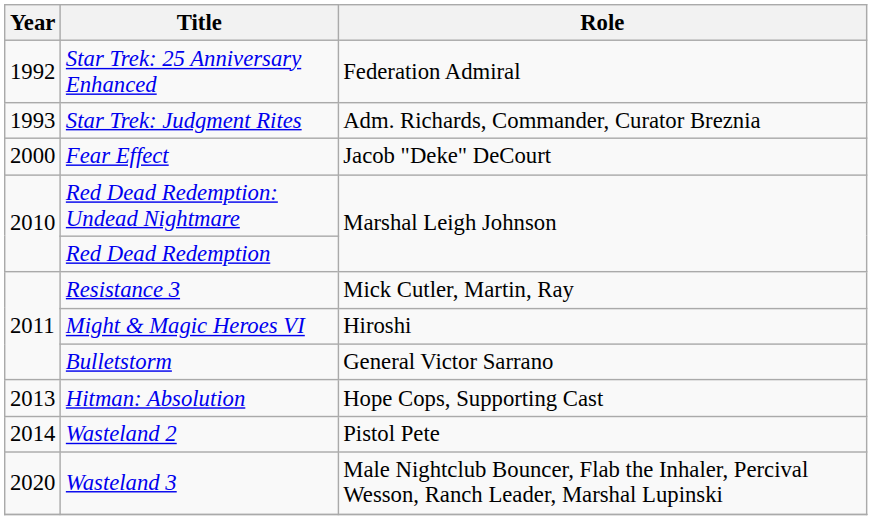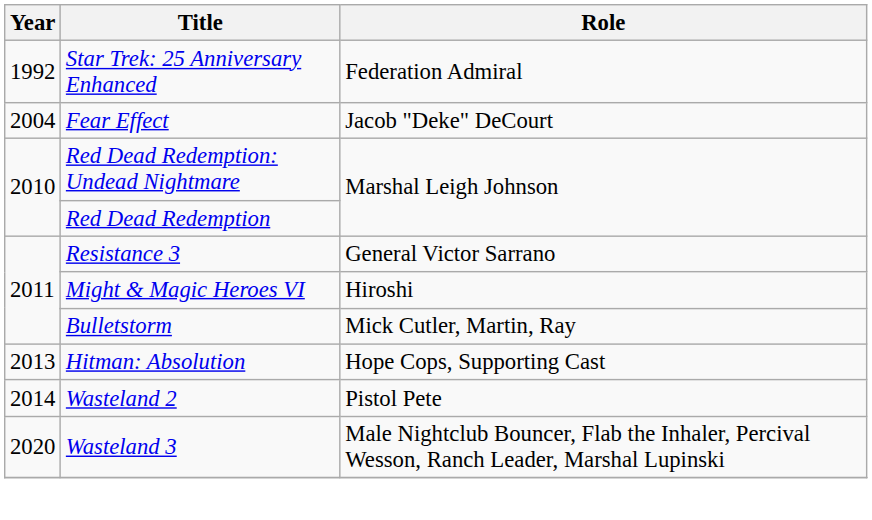- row: (184, 120)
(33, 156) 2000 -> (33, 120) 2004
(459, 289) Mick Cutler, Martin, Ray -> (450, 253) General Victor Sarrano
(448, 361) General Victor Sarrano -> (461, 325) Mick Cutler, Martin, Ray
